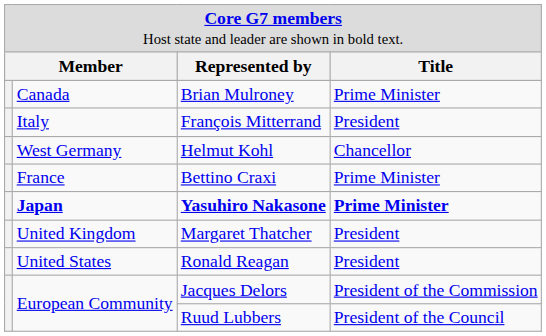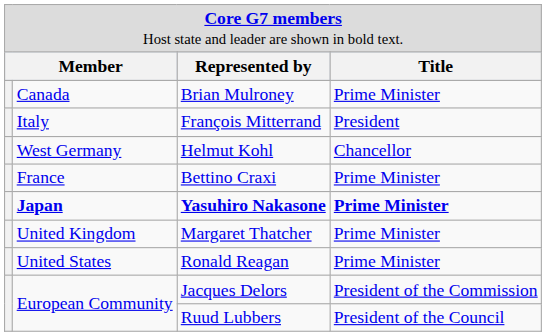(367, 233) President -> (387, 233) Prime Minister
(367, 261) President -> (387, 261) Prime Minister
